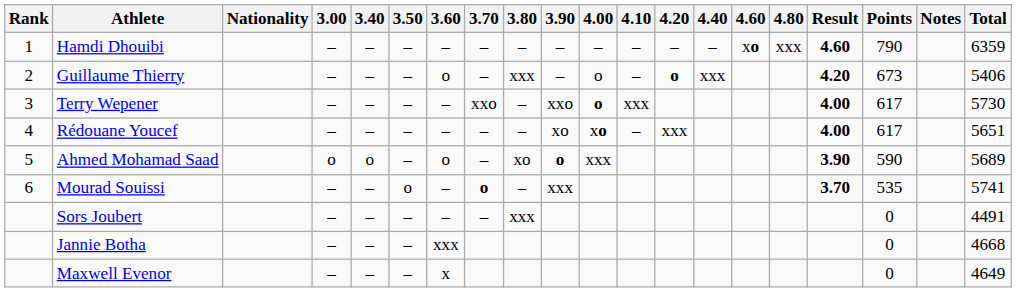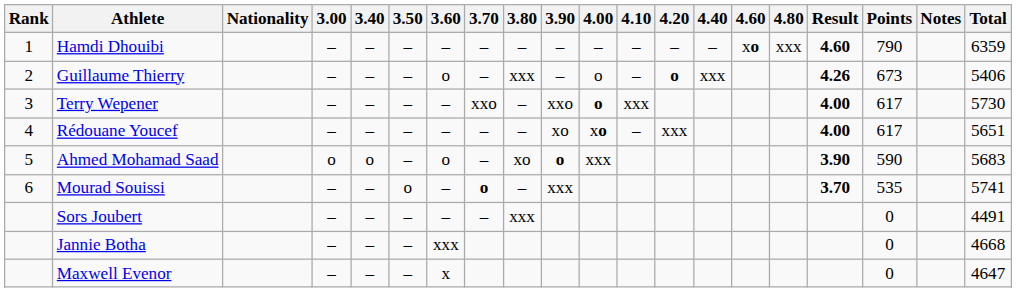(835, 74) 4.20 -> (835, 74) 4.26
(988, 159) 5689 -> (988, 159) 5683
(988, 272) 4649 -> (988, 272) 4647
